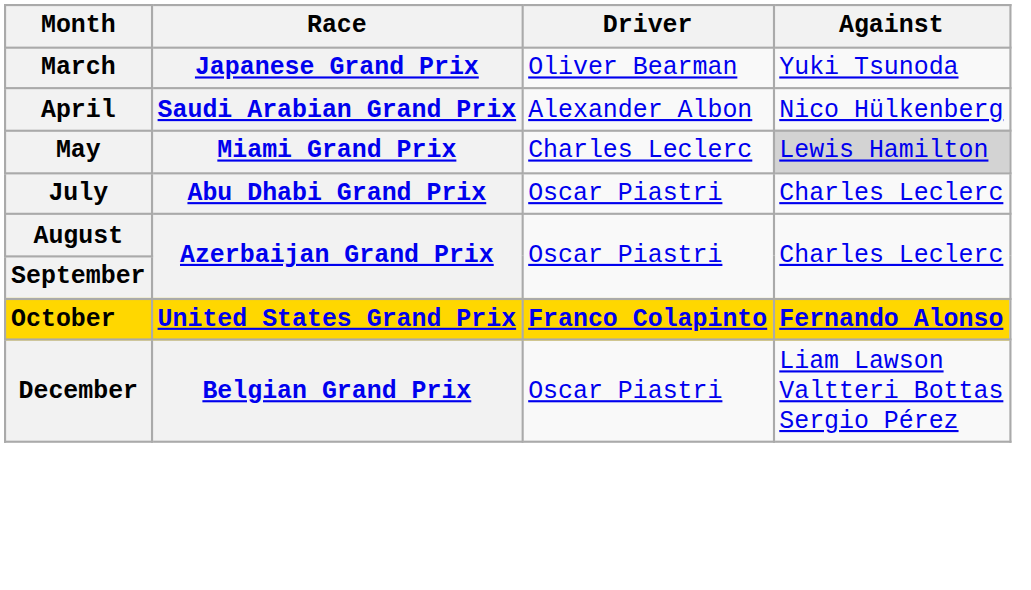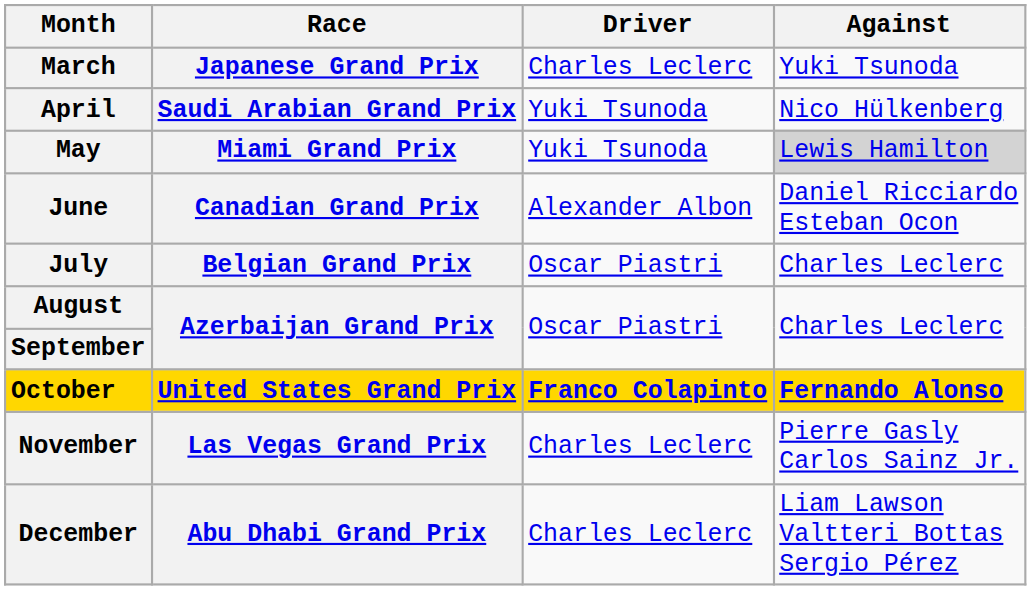(633, 68) Oliver Bearman -> (640, 68) Charles Leclerc
(640, 109) Alexander Albon -> (618, 109) Yuki Tsunoda
(640, 151) Charles Leclerc -> (618, 151) Yuki Tsunoda
+ row: (78, 208)
(337, 193) Abu Dhabi Grand Prix -> (337, 265) Belgian Grand Prix
+ row: (78, 447)
(337, 390) Belgian Grand Prix -> (337, 534) Abu Dhabi Grand Prix
(625, 390) Oscar Piastri -> (640, 534) Charles Leclerc
